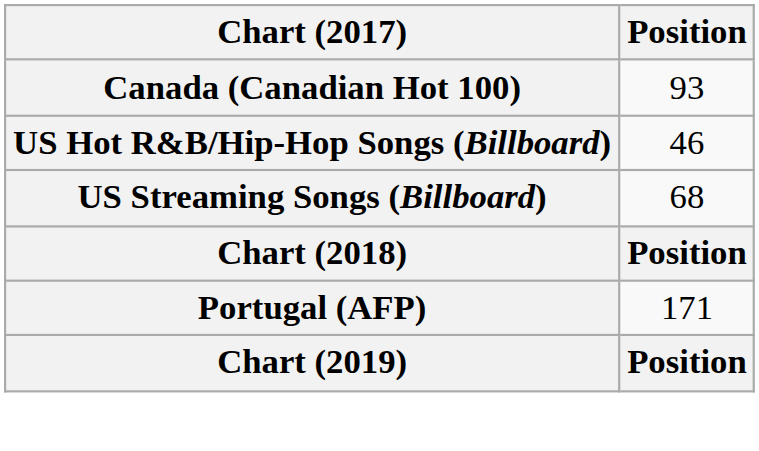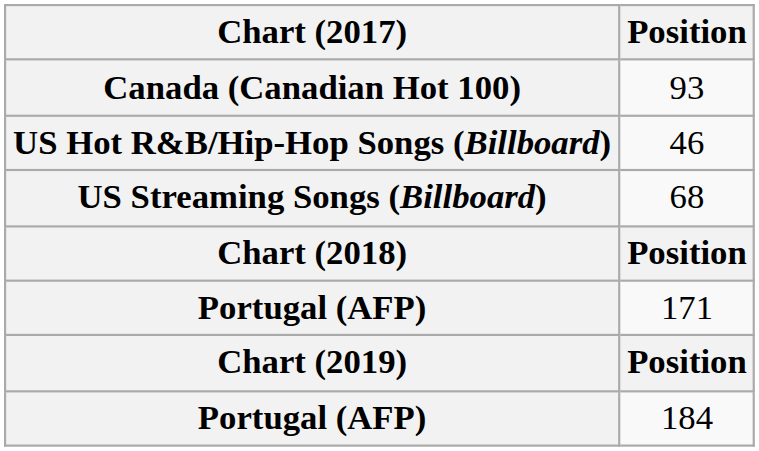+ row: (687, 417)
